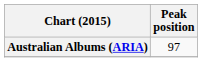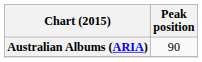(174, 47) 97 -> (174, 47) 90
